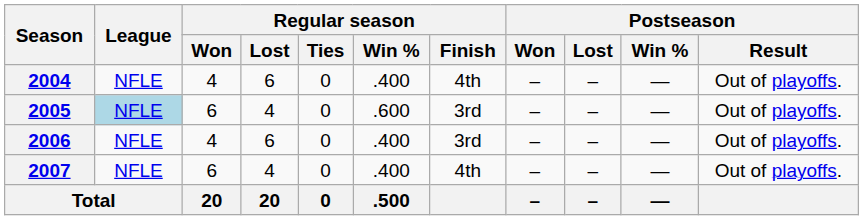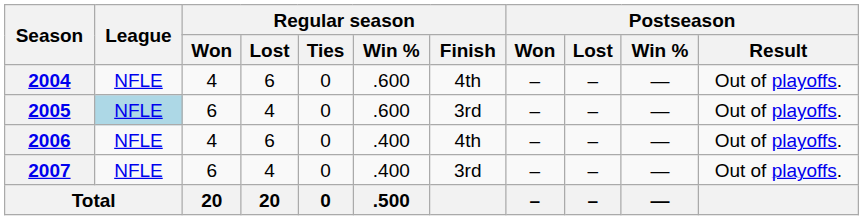(391, 80) .400 -> (391, 80) .600
(468, 140) 3rd -> (468, 140) 4th
(468, 170) 4th -> (468, 170) 3rd
